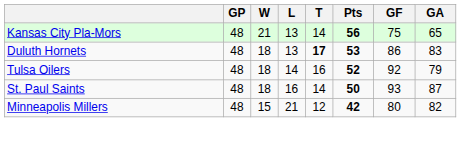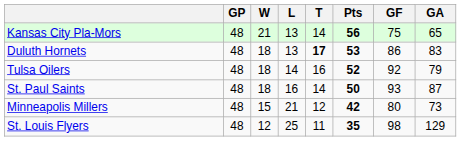(435, 107) 82 -> (435, 107) 73
+ row: (48, 126)
